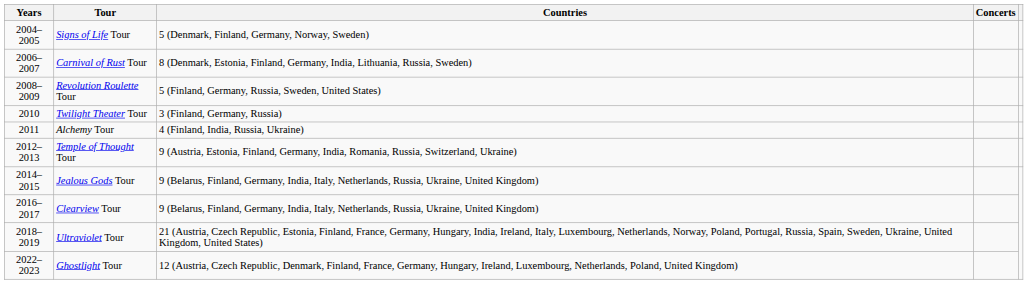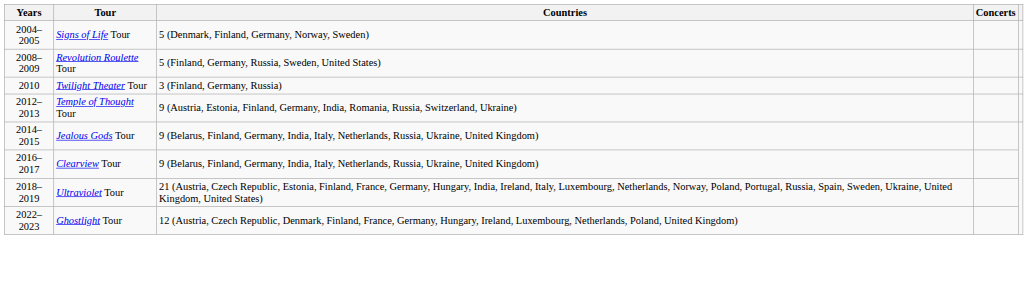- row: (101, 63)
- row: (85, 130)
